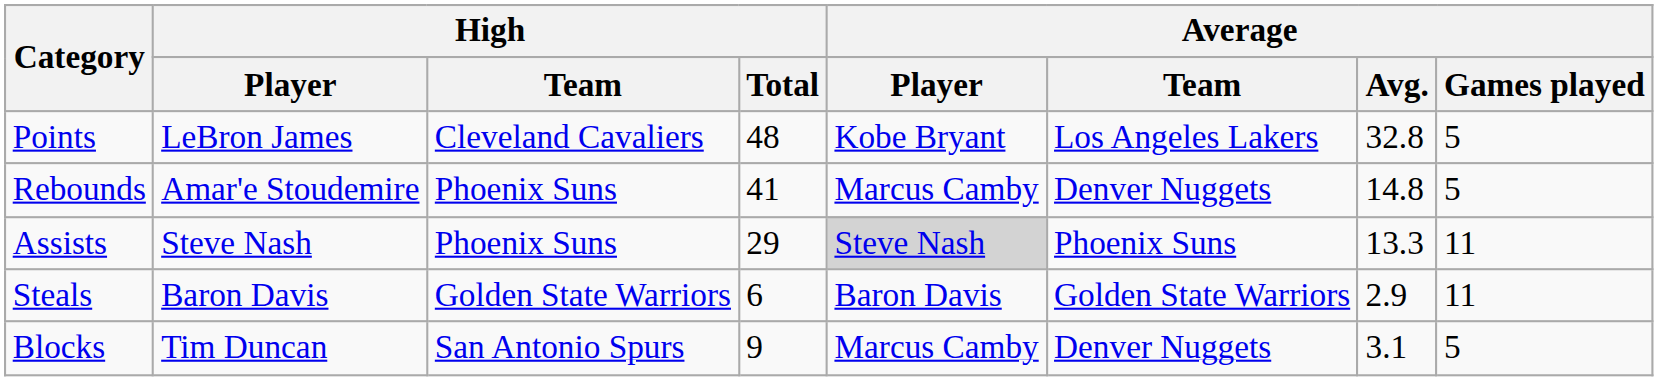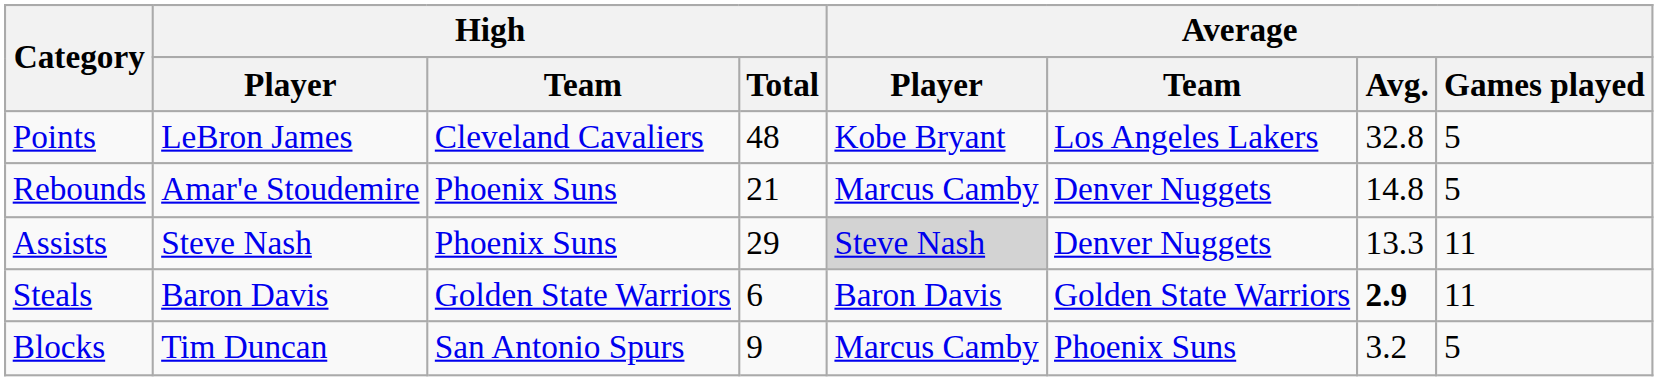(763, 189) 41 -> (763, 189) 21
(1145, 242) Phoenix Suns -> (1163, 242) Denver Nuggets
(1386, 294) normal -> (1386, 294) bold
(1163, 347) Denver Nuggets -> (1145, 347) Phoenix Suns
(1386, 347) 3.1 -> (1386, 347) 3.2
